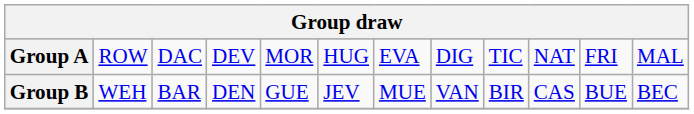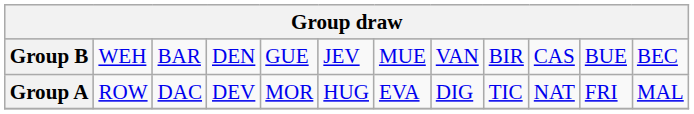rows swapped: (49, 56) <-> (49, 91)
